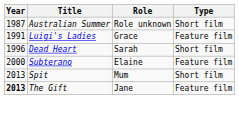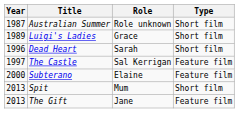(16, 37) 1991 -> (16, 37) 1989
(204, 37) Feature film -> (199, 37) Short film
+ row: (53, 62)
(16, 88) bold -> (16, 101) normal
